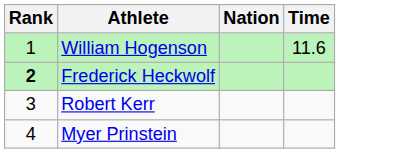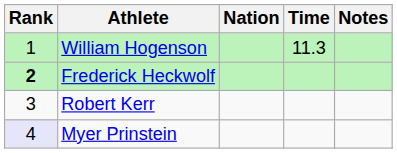+ column: (363, 18)
(309, 47) 11.6 -> (309, 47) 11.3
(31, 133) no background -> (31, 133) lavender background
